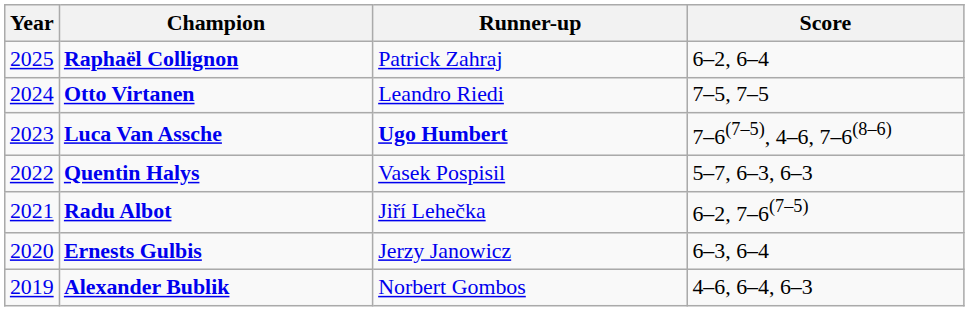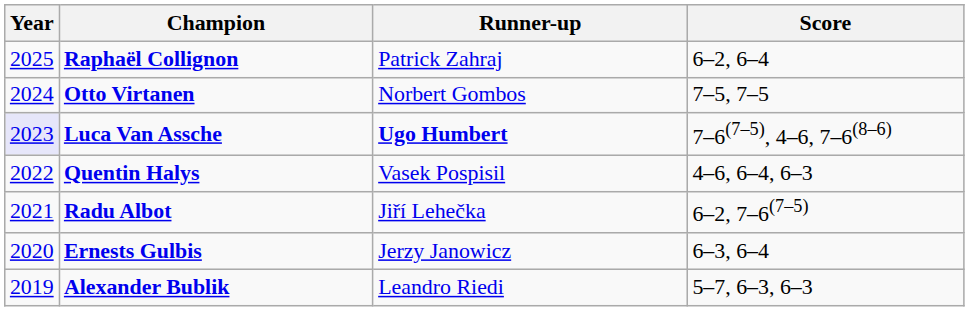(441, 95) Leandro Riedi -> (452, 95) Norbert Gombos
(32, 134) no background -> (32, 134) lavender background
(753, 173) 5–7, 6–3, 6–3 -> (753, 173) 4–6, 6–4, 6–3
(452, 287) Norbert Gombos -> (441, 287) Leandro Riedi
(753, 287) 4–6, 6–4, 6–3 -> (753, 287) 5–7, 6–3, 6–3
